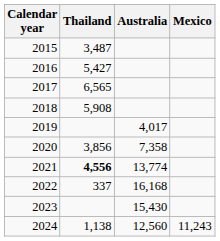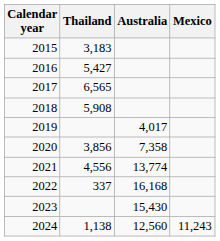(97, 48) 3,487 -> (97, 48) 3,183
(97, 166) bold -> (97, 166) normal
